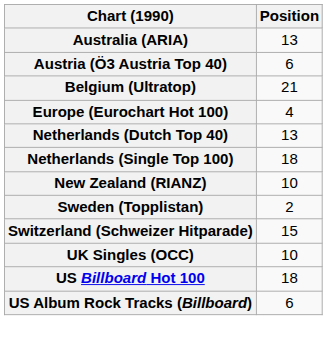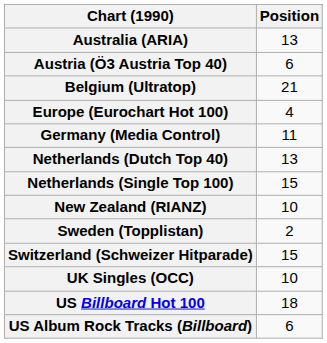+ row: (130, 135)
(289, 159) 18 -> (289, 183) 15
